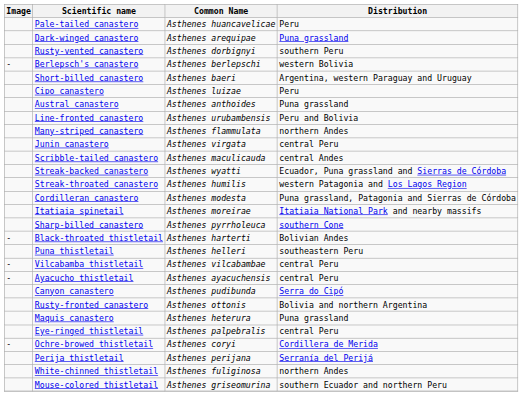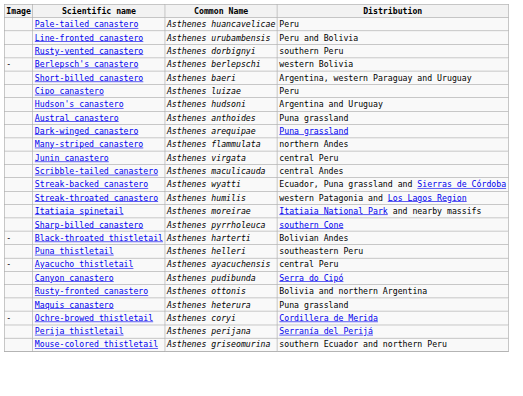rows swapped: (87, 38) <-> (89, 118)
+ row: (79, 104)
- row: (87, 198)
- row: (89, 265)
- row: (89, 331)
- row: (96, 371)
